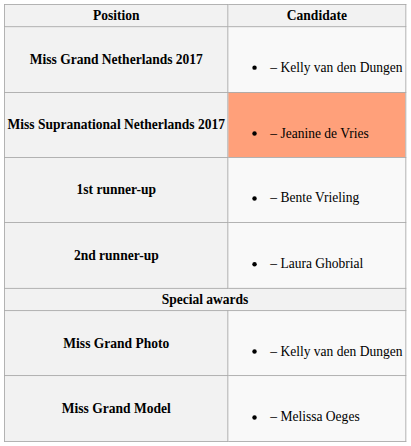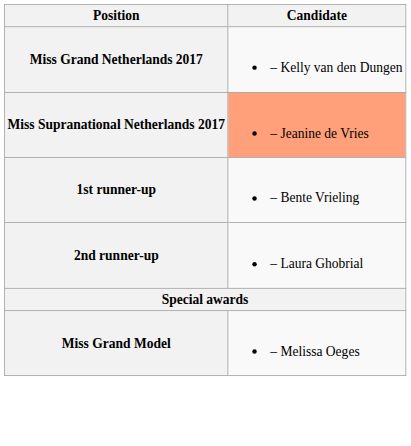- row: (116, 343)
